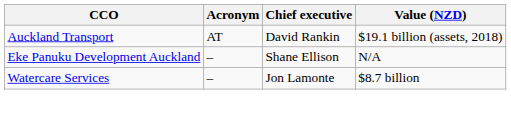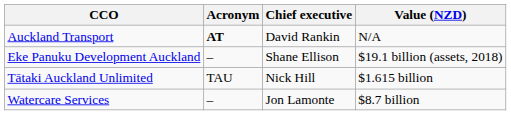(215, 36) normal -> (215, 36) bold
(430, 36) $19.1 billion (assets, 2018) -> (370, 36) N/A
(370, 57) N/A -> (430, 57) $19.1 billion (assets, 2018)
+ row: (80, 78)
